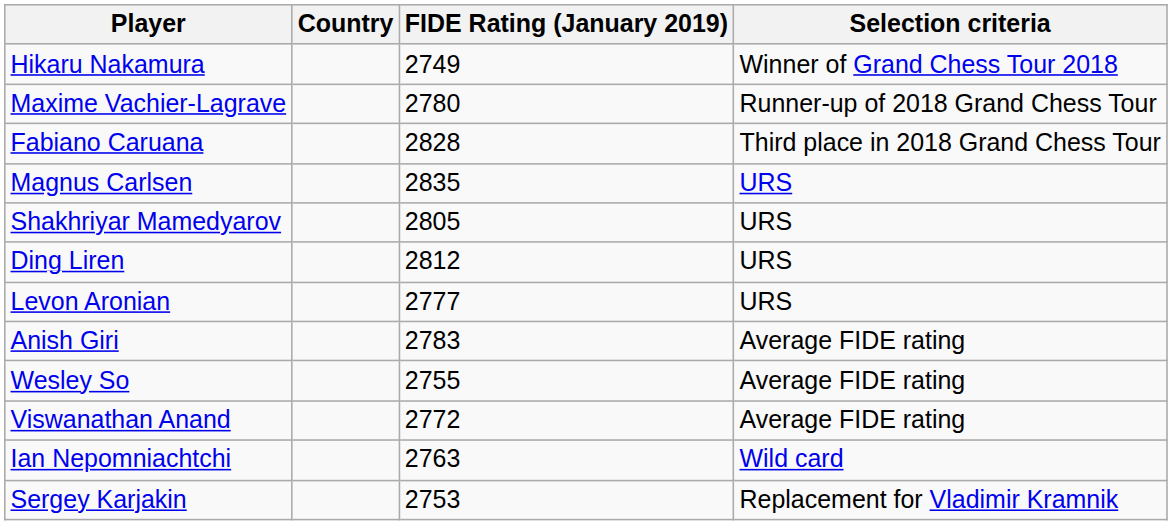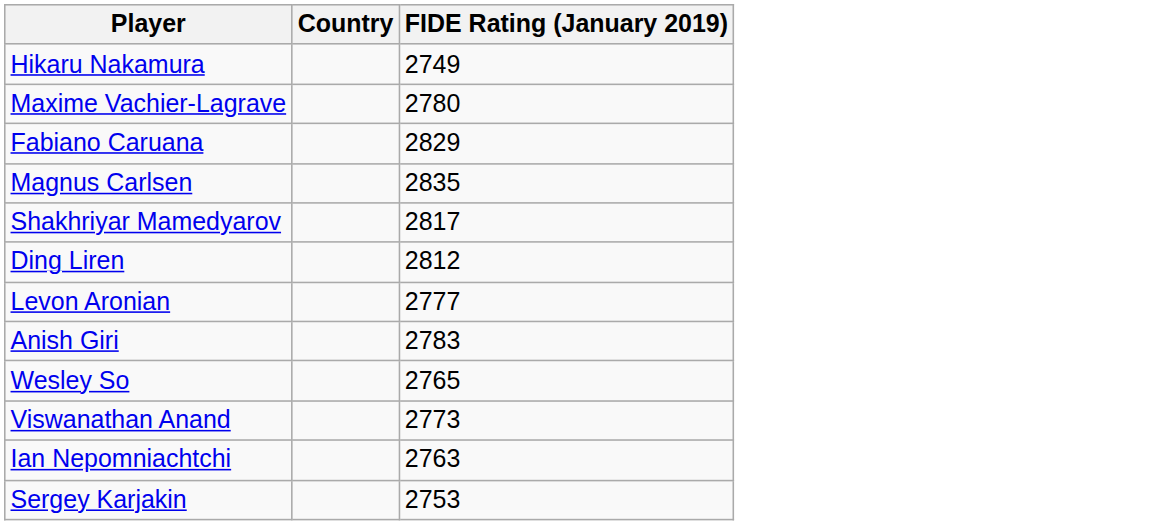- column: (950, 24)
(433, 143) 2828 -> (433, 143) 2829
(433, 222) 2805 -> (433, 222) 2817
(433, 380) 2755 -> (433, 380) 2765
(433, 420) 2772 -> (433, 420) 2773
